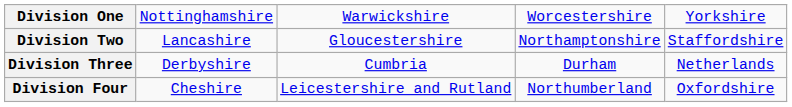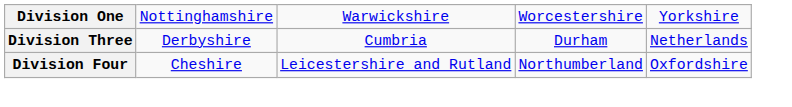- row: (70, 41)
